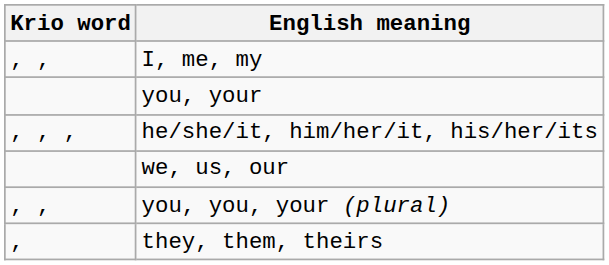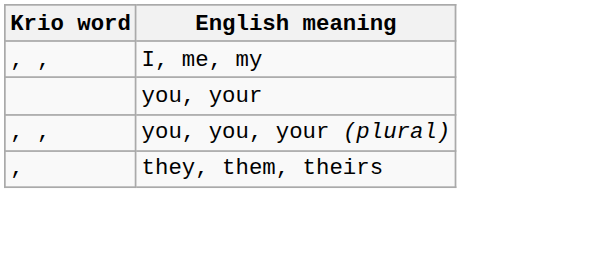- row: (370, 132)
- row: (215, 169)
